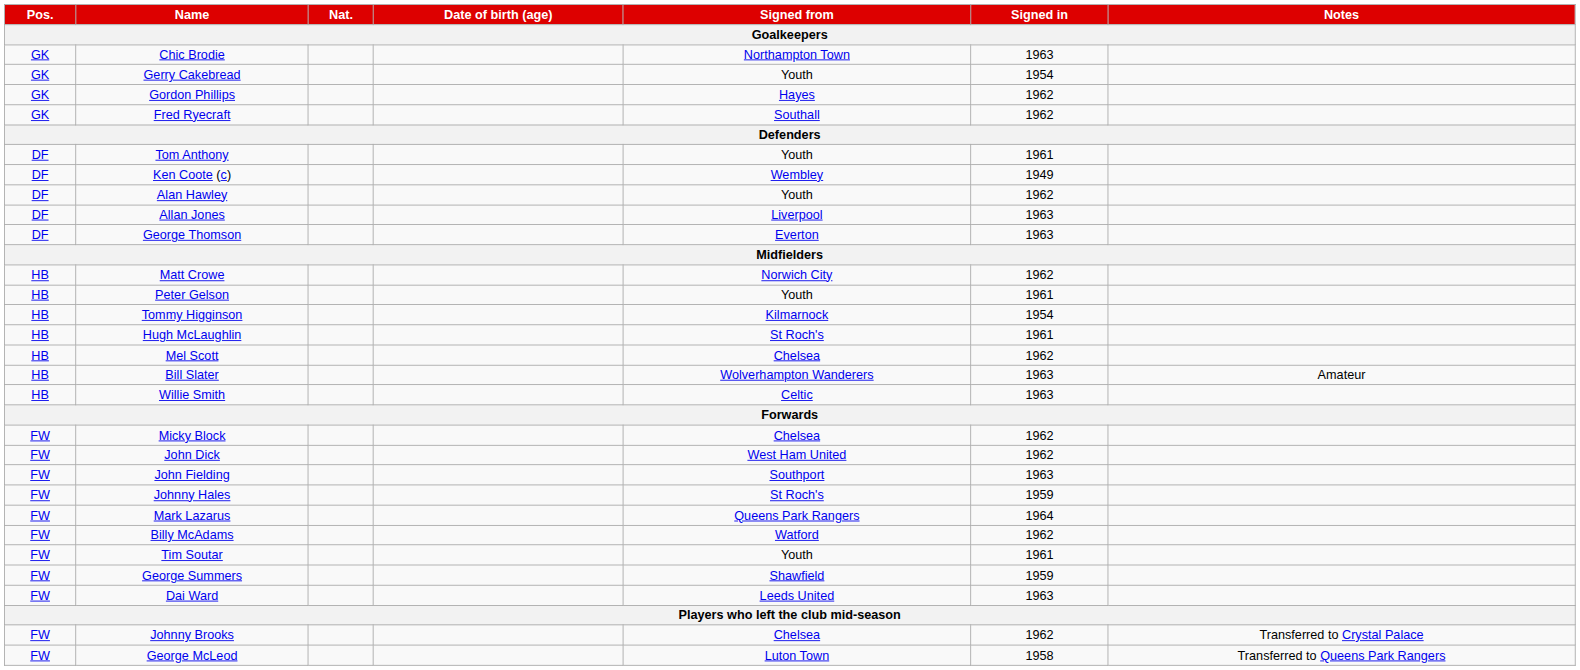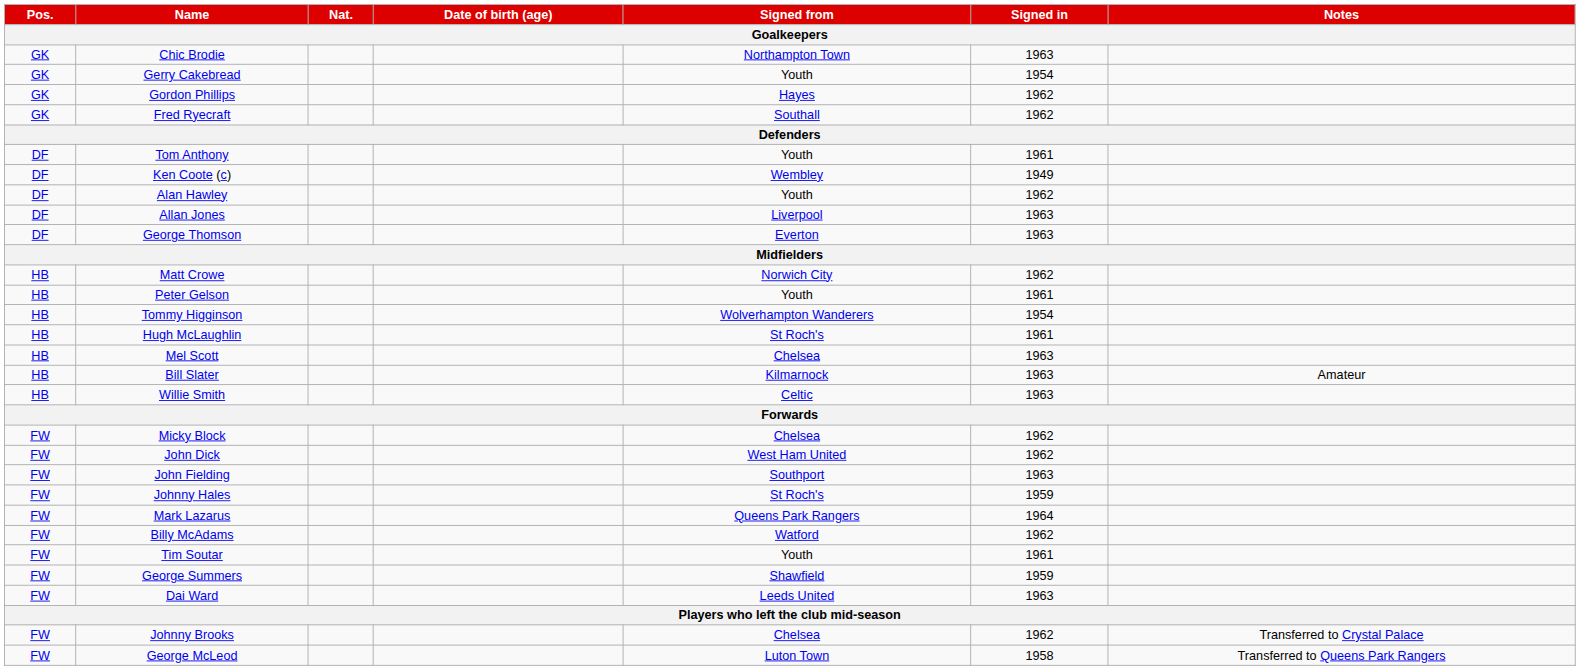(797, 315) Kilmarnock -> (797, 315) Wolverhampton Wanderers
(1040, 355) 1962 -> (1040, 355) 1963
(797, 375) Wolverhampton Wanderers -> (797, 375) Kilmarnock
